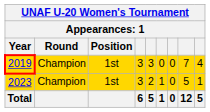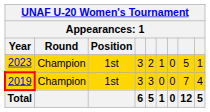rows swapped: (20, 64) <-> (20, 82)
